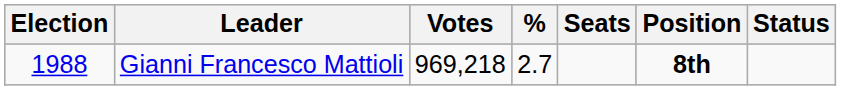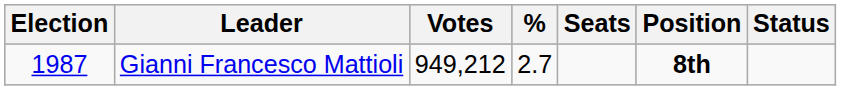(59, 64) 1988 -> (59, 64) 1987
(460, 64) 969,218 -> (460, 64) 949,212
